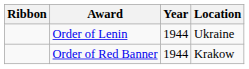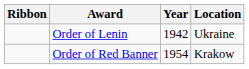(176, 34) 1944 -> (176, 34) 1942
(176, 53) 1944 -> (176, 53) 1954
